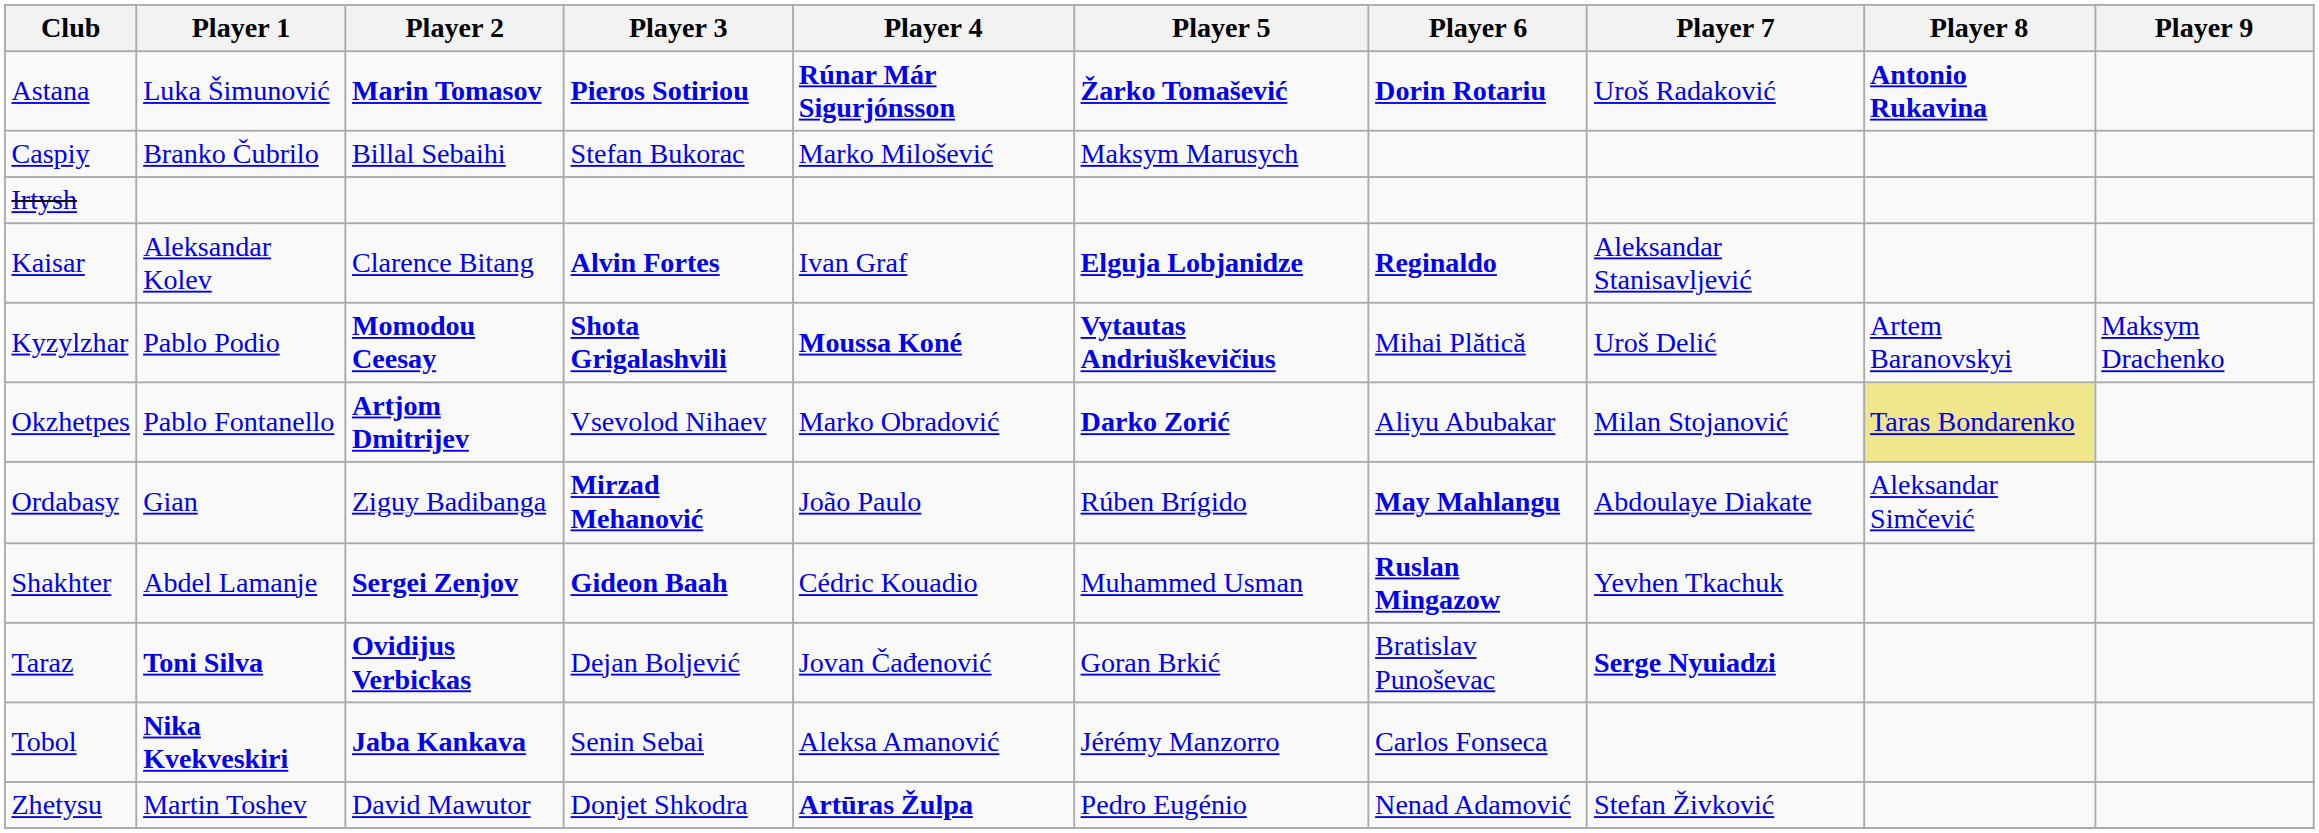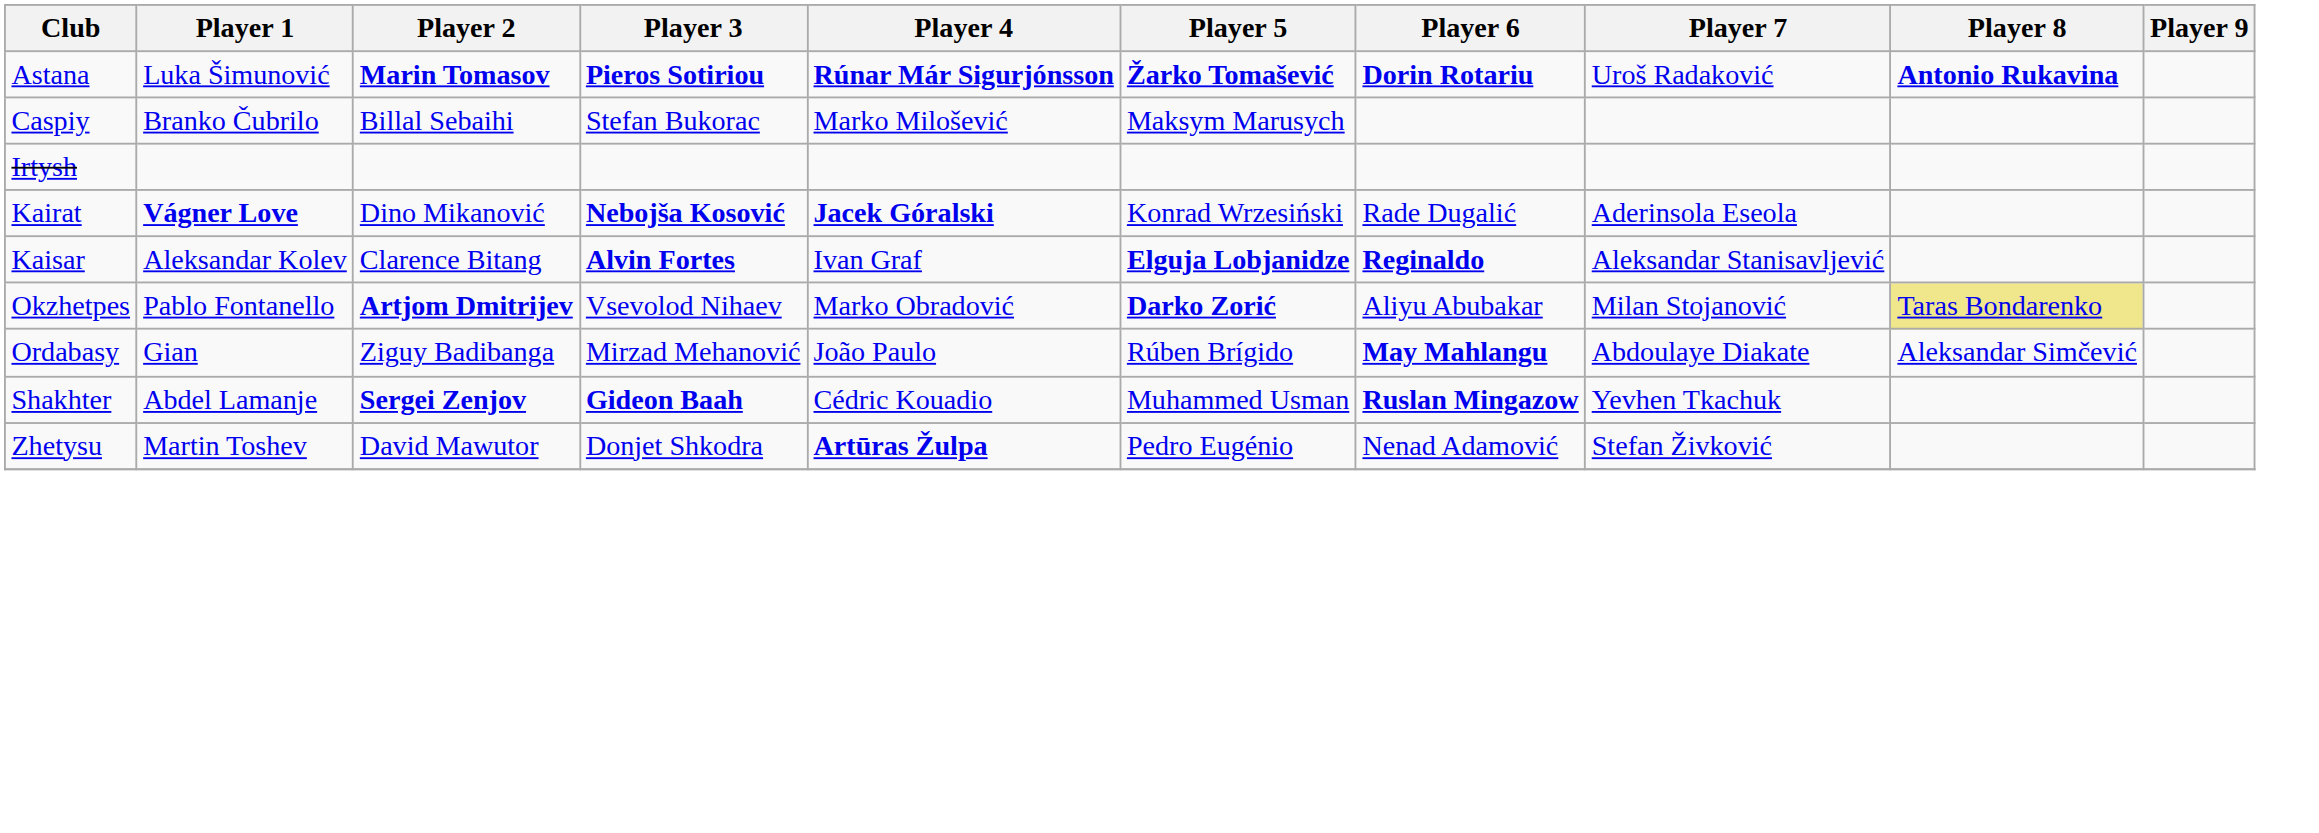+ row: (47, 213)
- row: (70, 342)
(637, 502) bold -> (693, 352) normal
- row: (42, 661)
- row: (44, 741)
